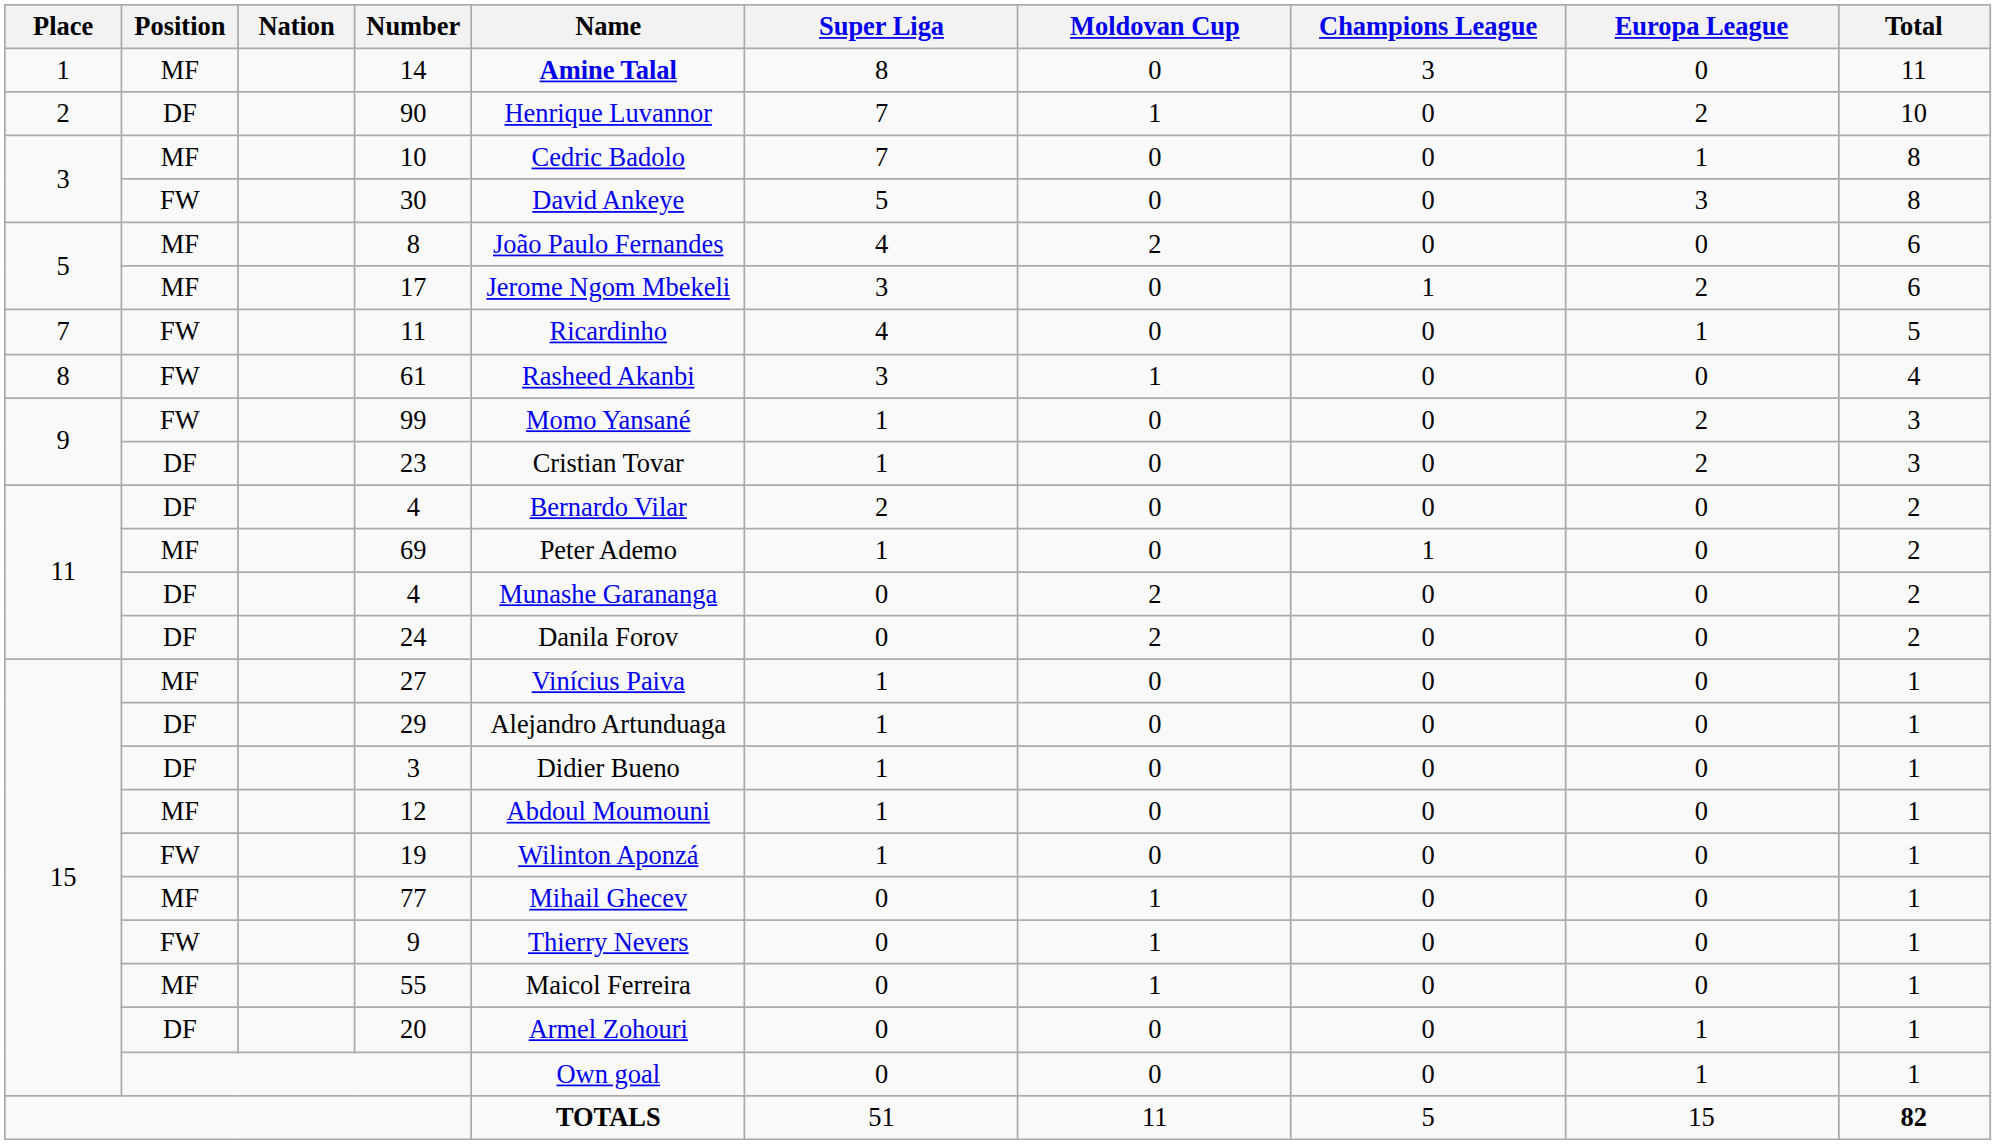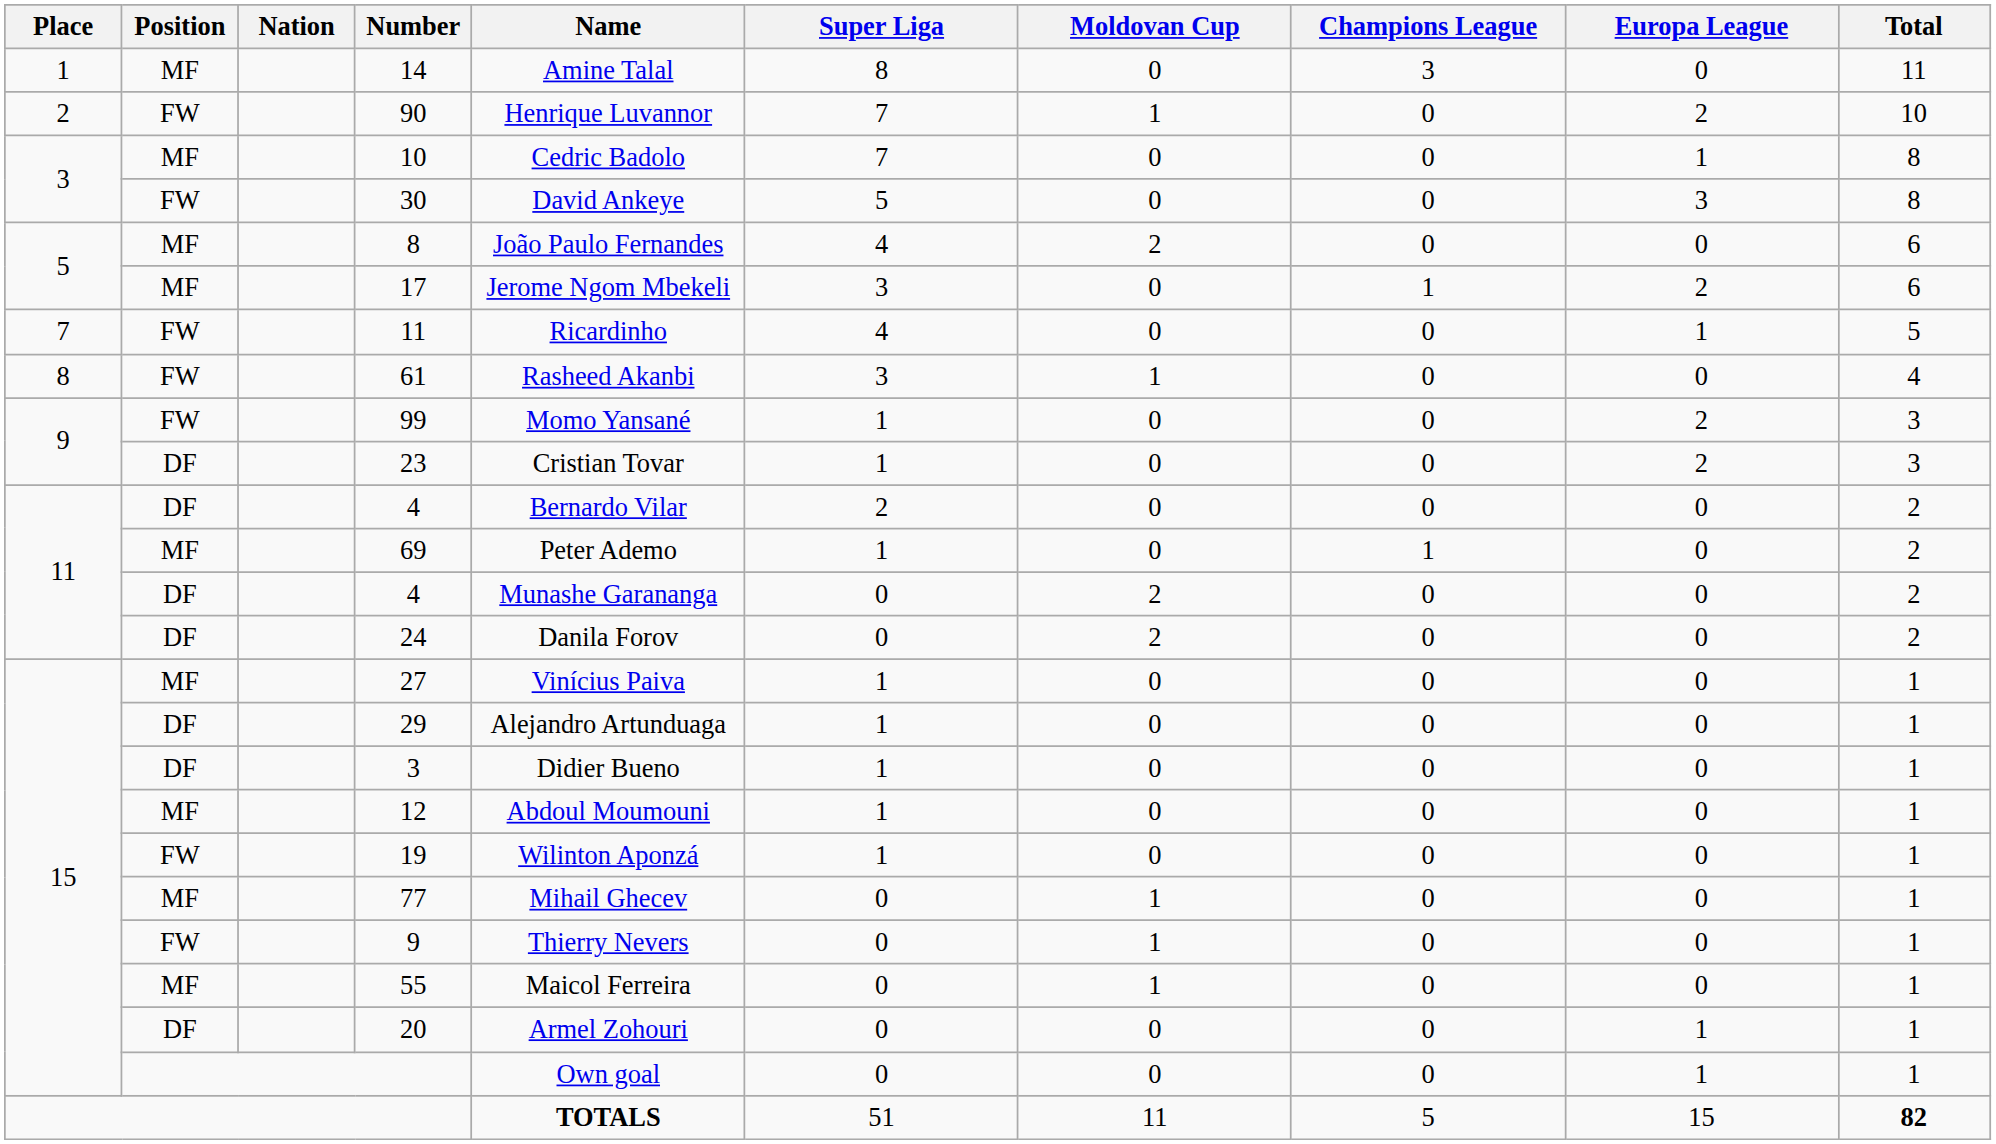(608, 70) bold -> (608, 70) normal
(180, 113) DF -> (180, 113) FW
